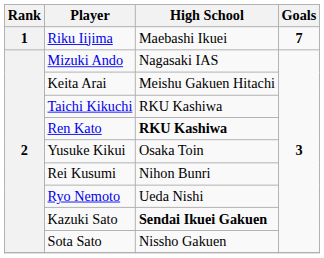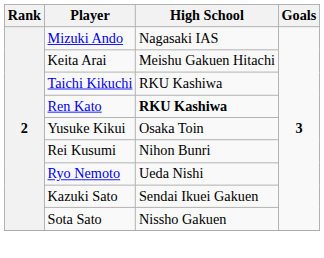- row: (80, 38)
(203, 219) bold -> (199, 196) normal
